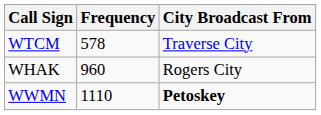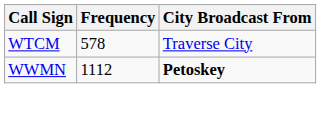- row: (34, 69)
(96, 95) 1110 -> (96, 69) 1112
